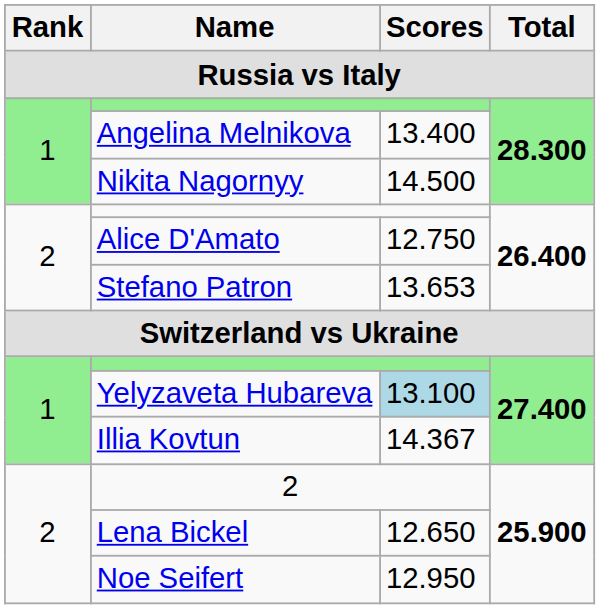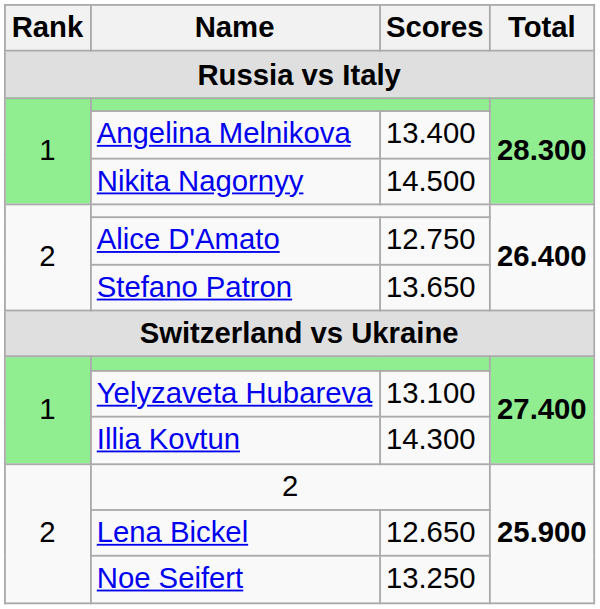(431, 286) 13.653 -> (431, 286) 13.650
(431, 393) lightblue background -> (431, 393) no background
(431, 439) 14.367 -> (431, 439) 14.300
(431, 579) 12.950 -> (431, 579) 13.250
